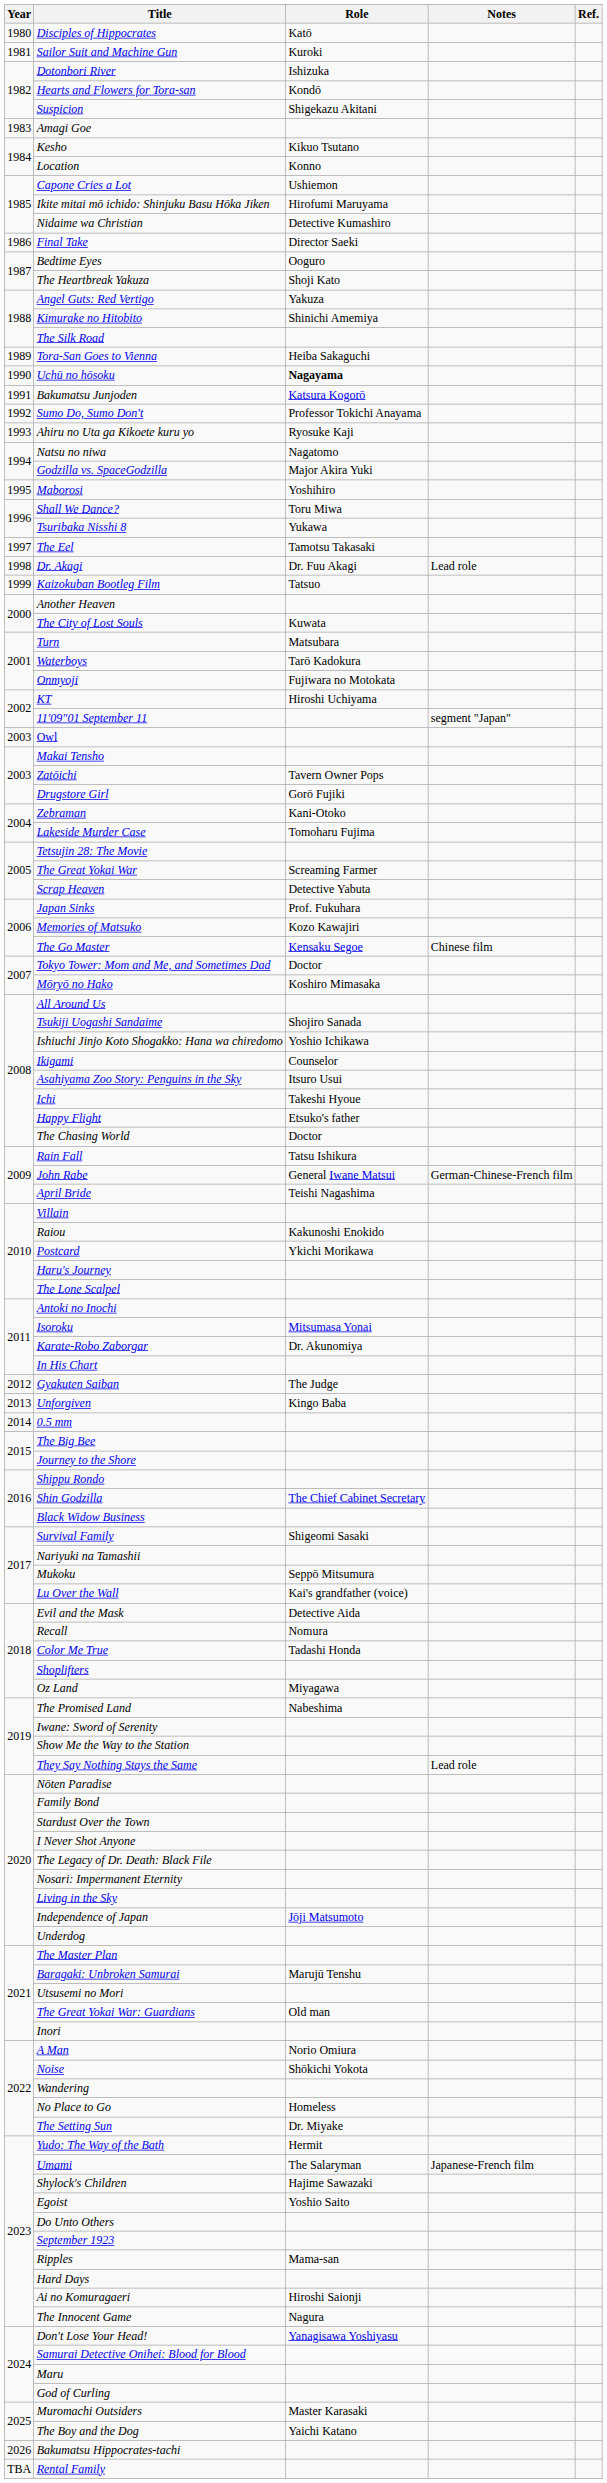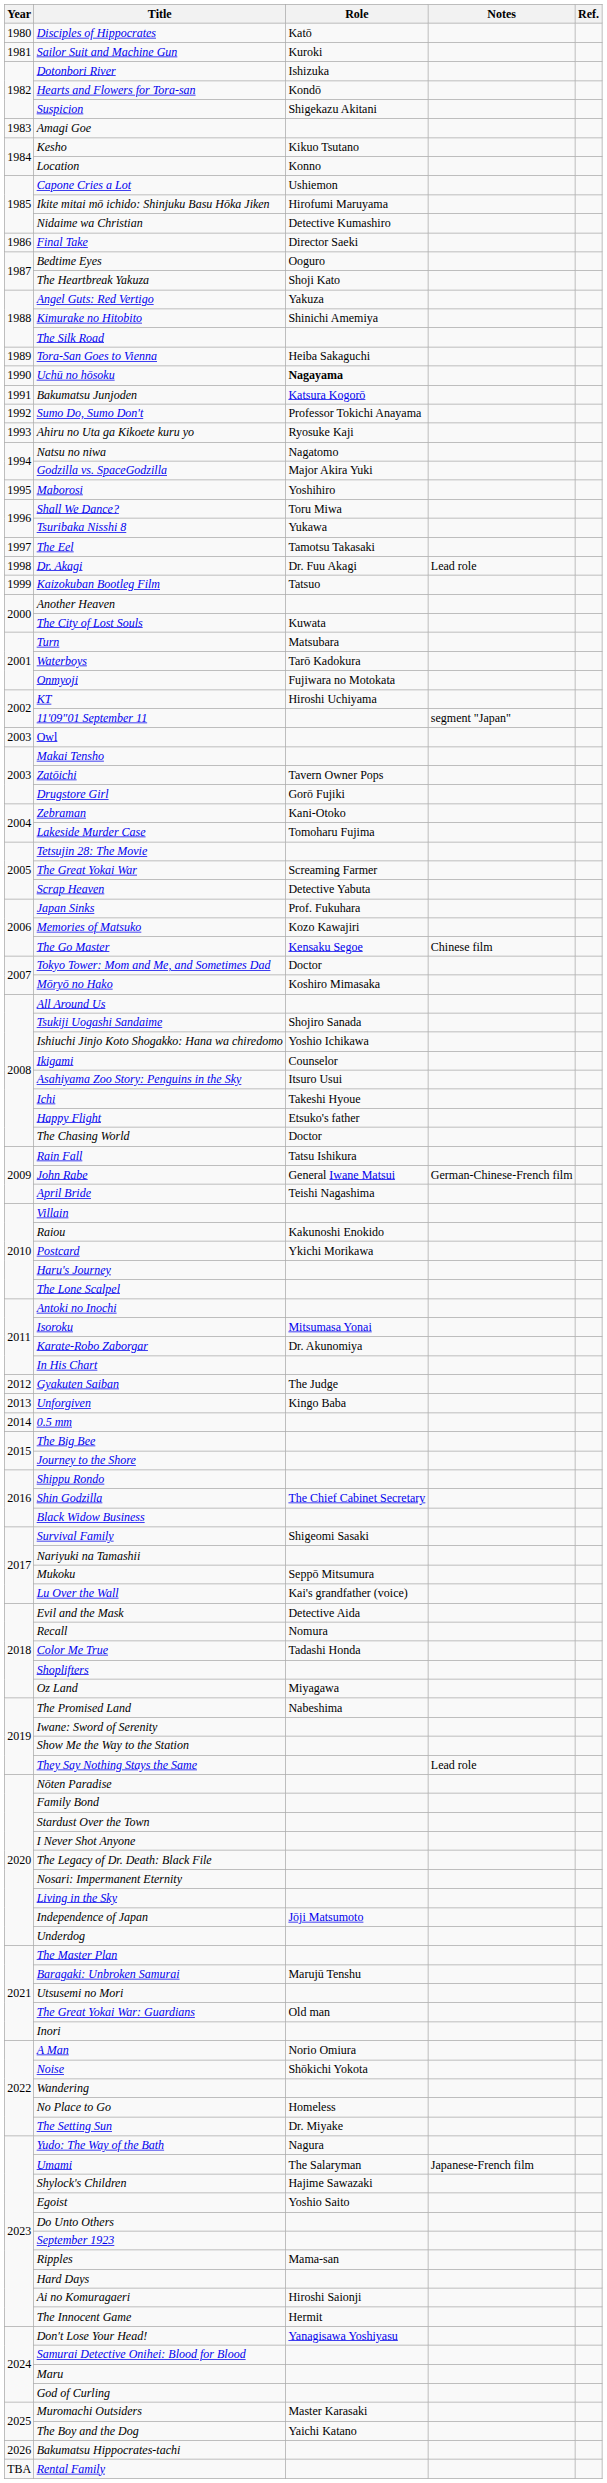(305, 2145) Hermit -> (306, 2145) Nagura
(306, 2316) Nagura -> (305, 2316) Hermit
